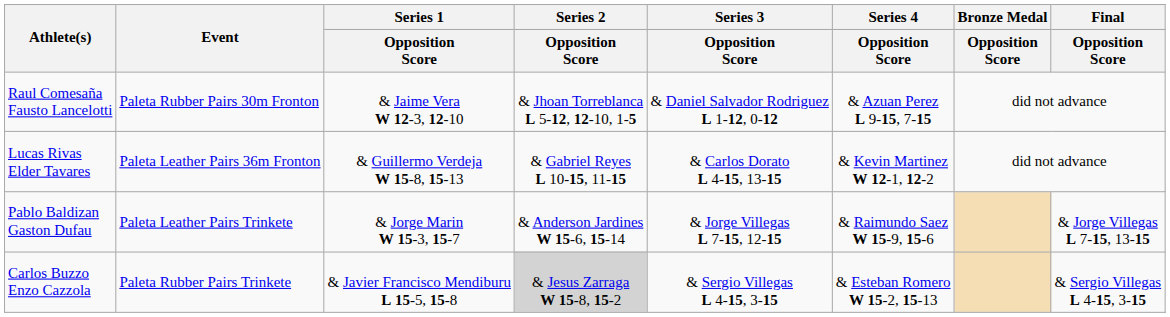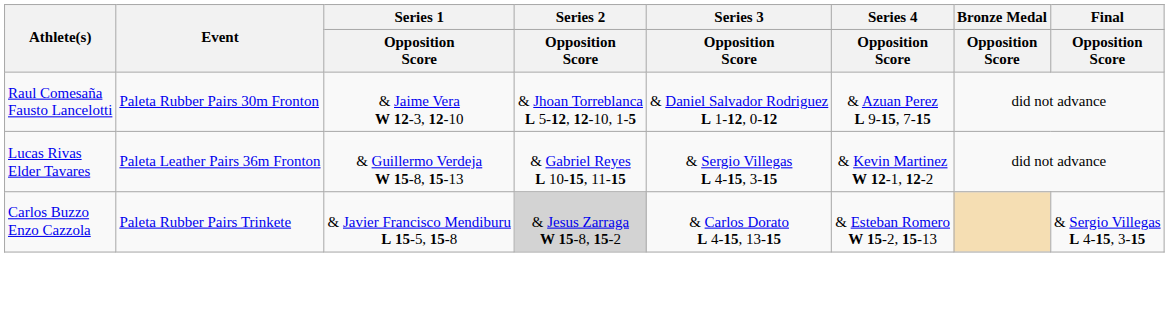(740, 170) & Carlos Dorato L 4-15, 13-15 -> (739, 170) & Sergio Villegas L 4-15, 3-15
- row: (54, 222)
(740, 291) & Sergio Villegas L 4-15, 3-15 -> (739, 230) & Carlos Dorato L 4-15, 13-15
